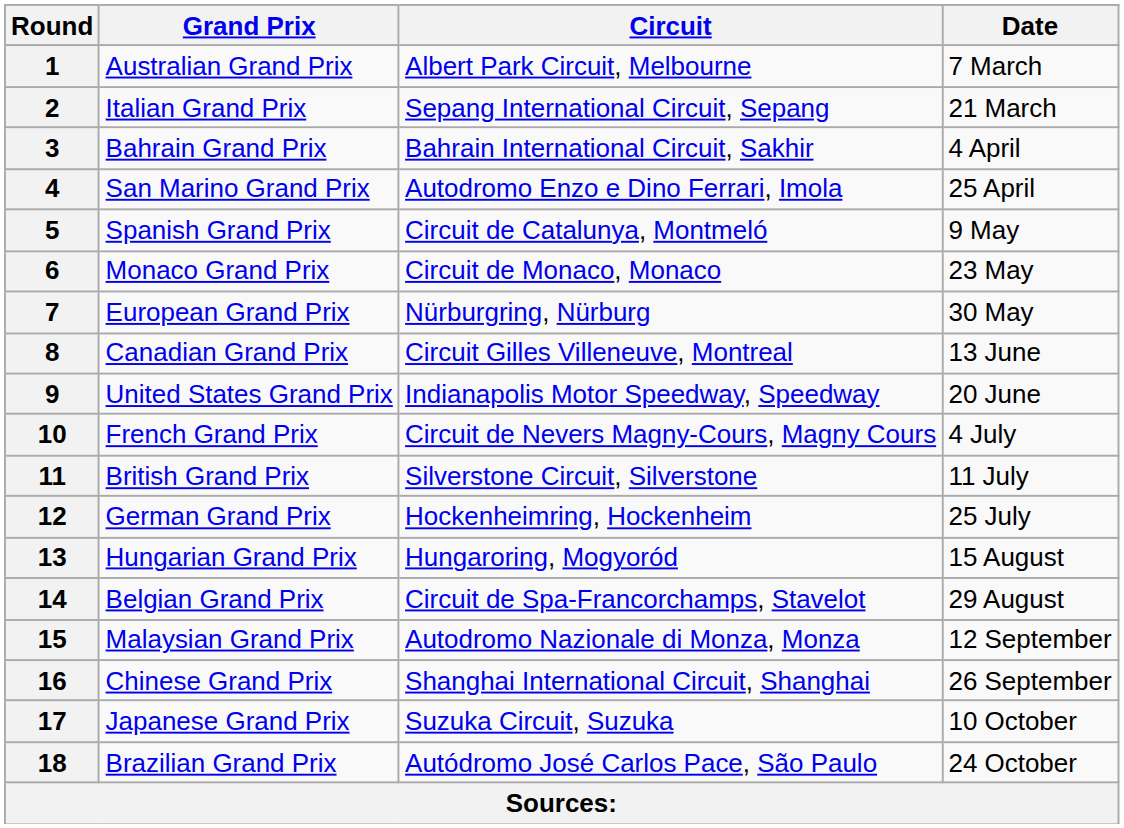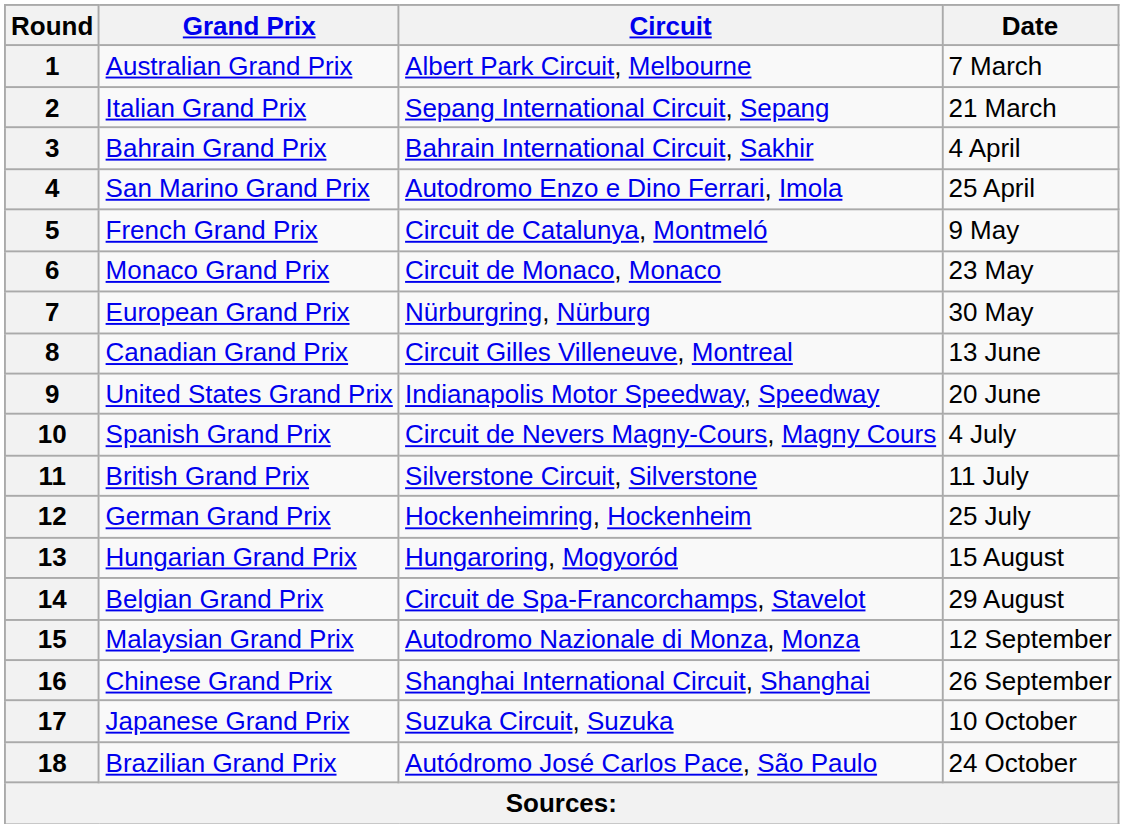(218, 230) Spanish Grand Prix -> (212, 230) French Grand Prix
(212, 434) French Grand Prix -> (218, 434) Spanish Grand Prix
